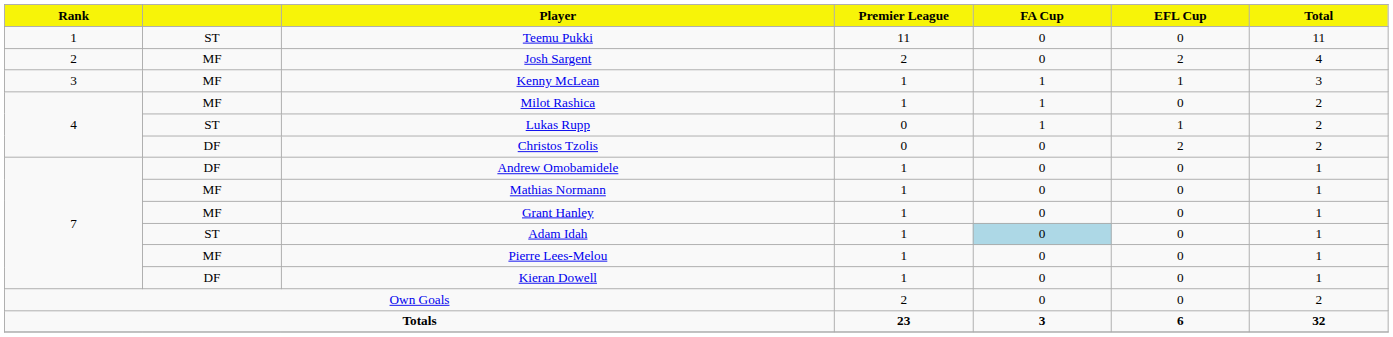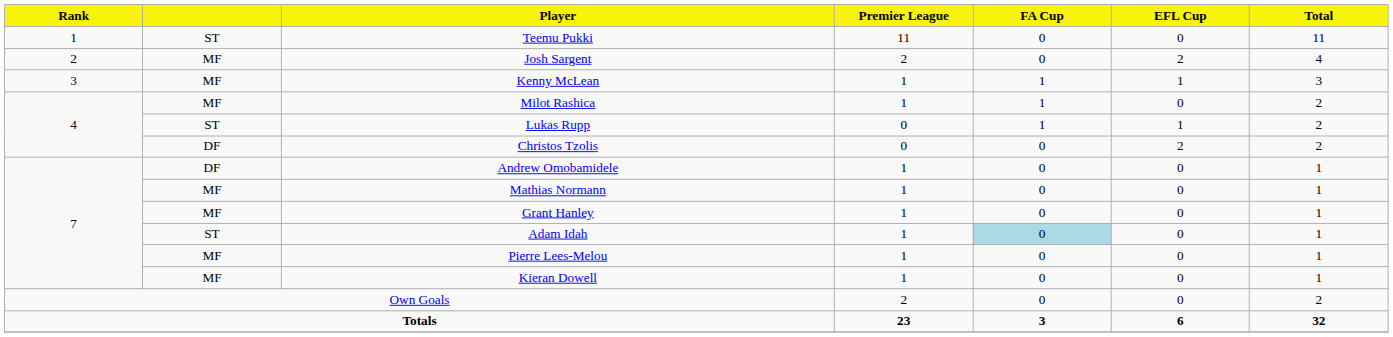(212, 278) DF -> (212, 278) MF
